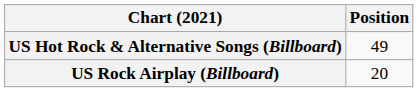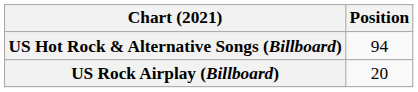(379, 45) 49 -> (379, 45) 94
